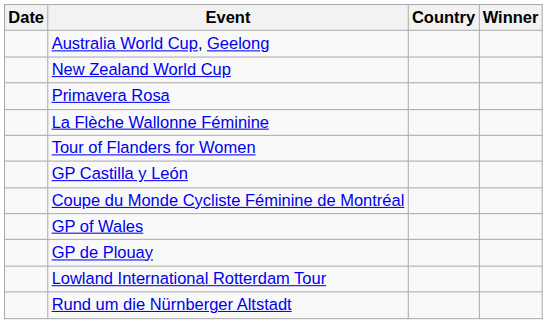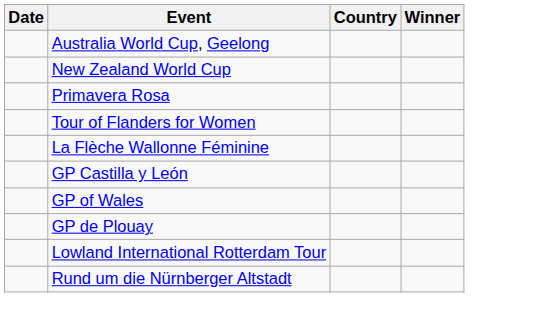rows swapped: (154, 148) <-> (160, 122)
- row: (228, 200)
